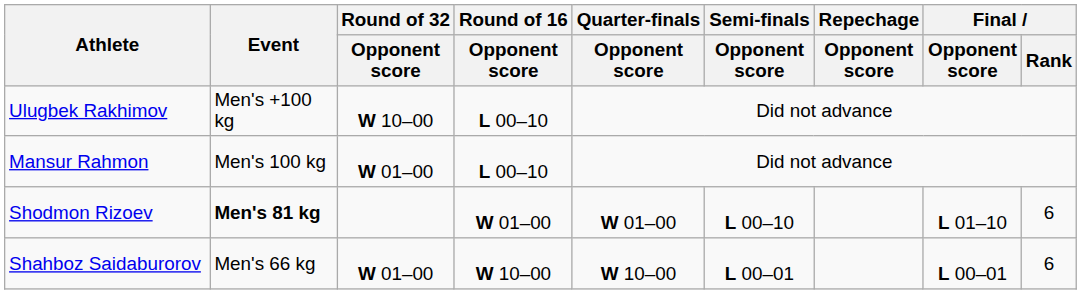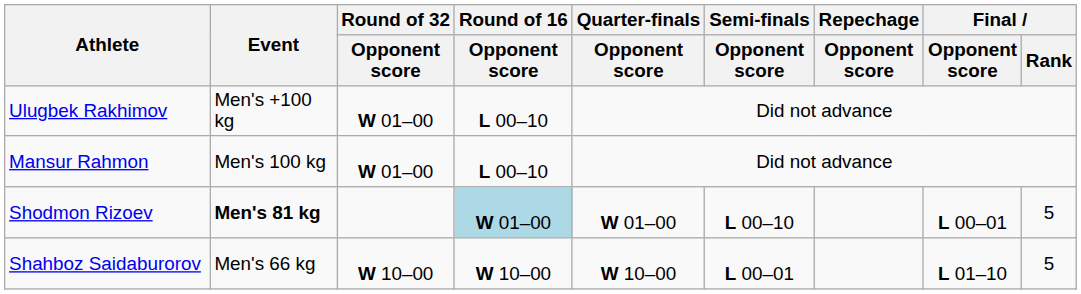(396, 121) W 10–00 -> (396, 121) W 01–00
(513, 223) no background -> (513, 223) lightblue background
(972, 223) L 01–10 -> (972, 223) L 00–01
(1049, 213) 6 -> (1049, 213) 5
(396, 274) W 01–00 -> (396, 274) W 10–00
(972, 274) L 00–01 -> (972, 274) L 01–10
(1049, 263) 6 -> (1049, 263) 5
